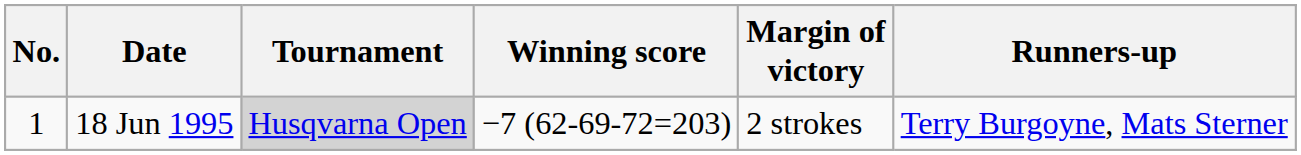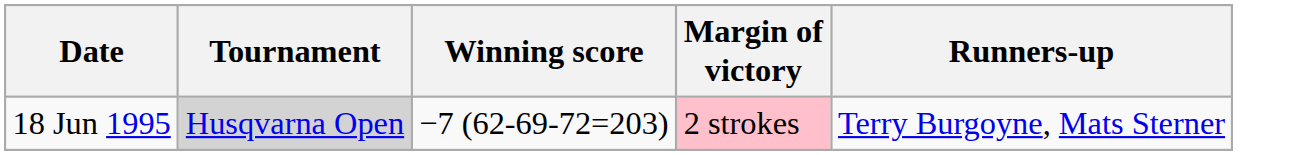- column: (36, 50)
(804, 123) no background -> (742, 123) pink background
